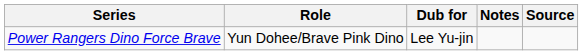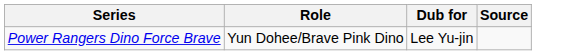- column: (500, 15)
